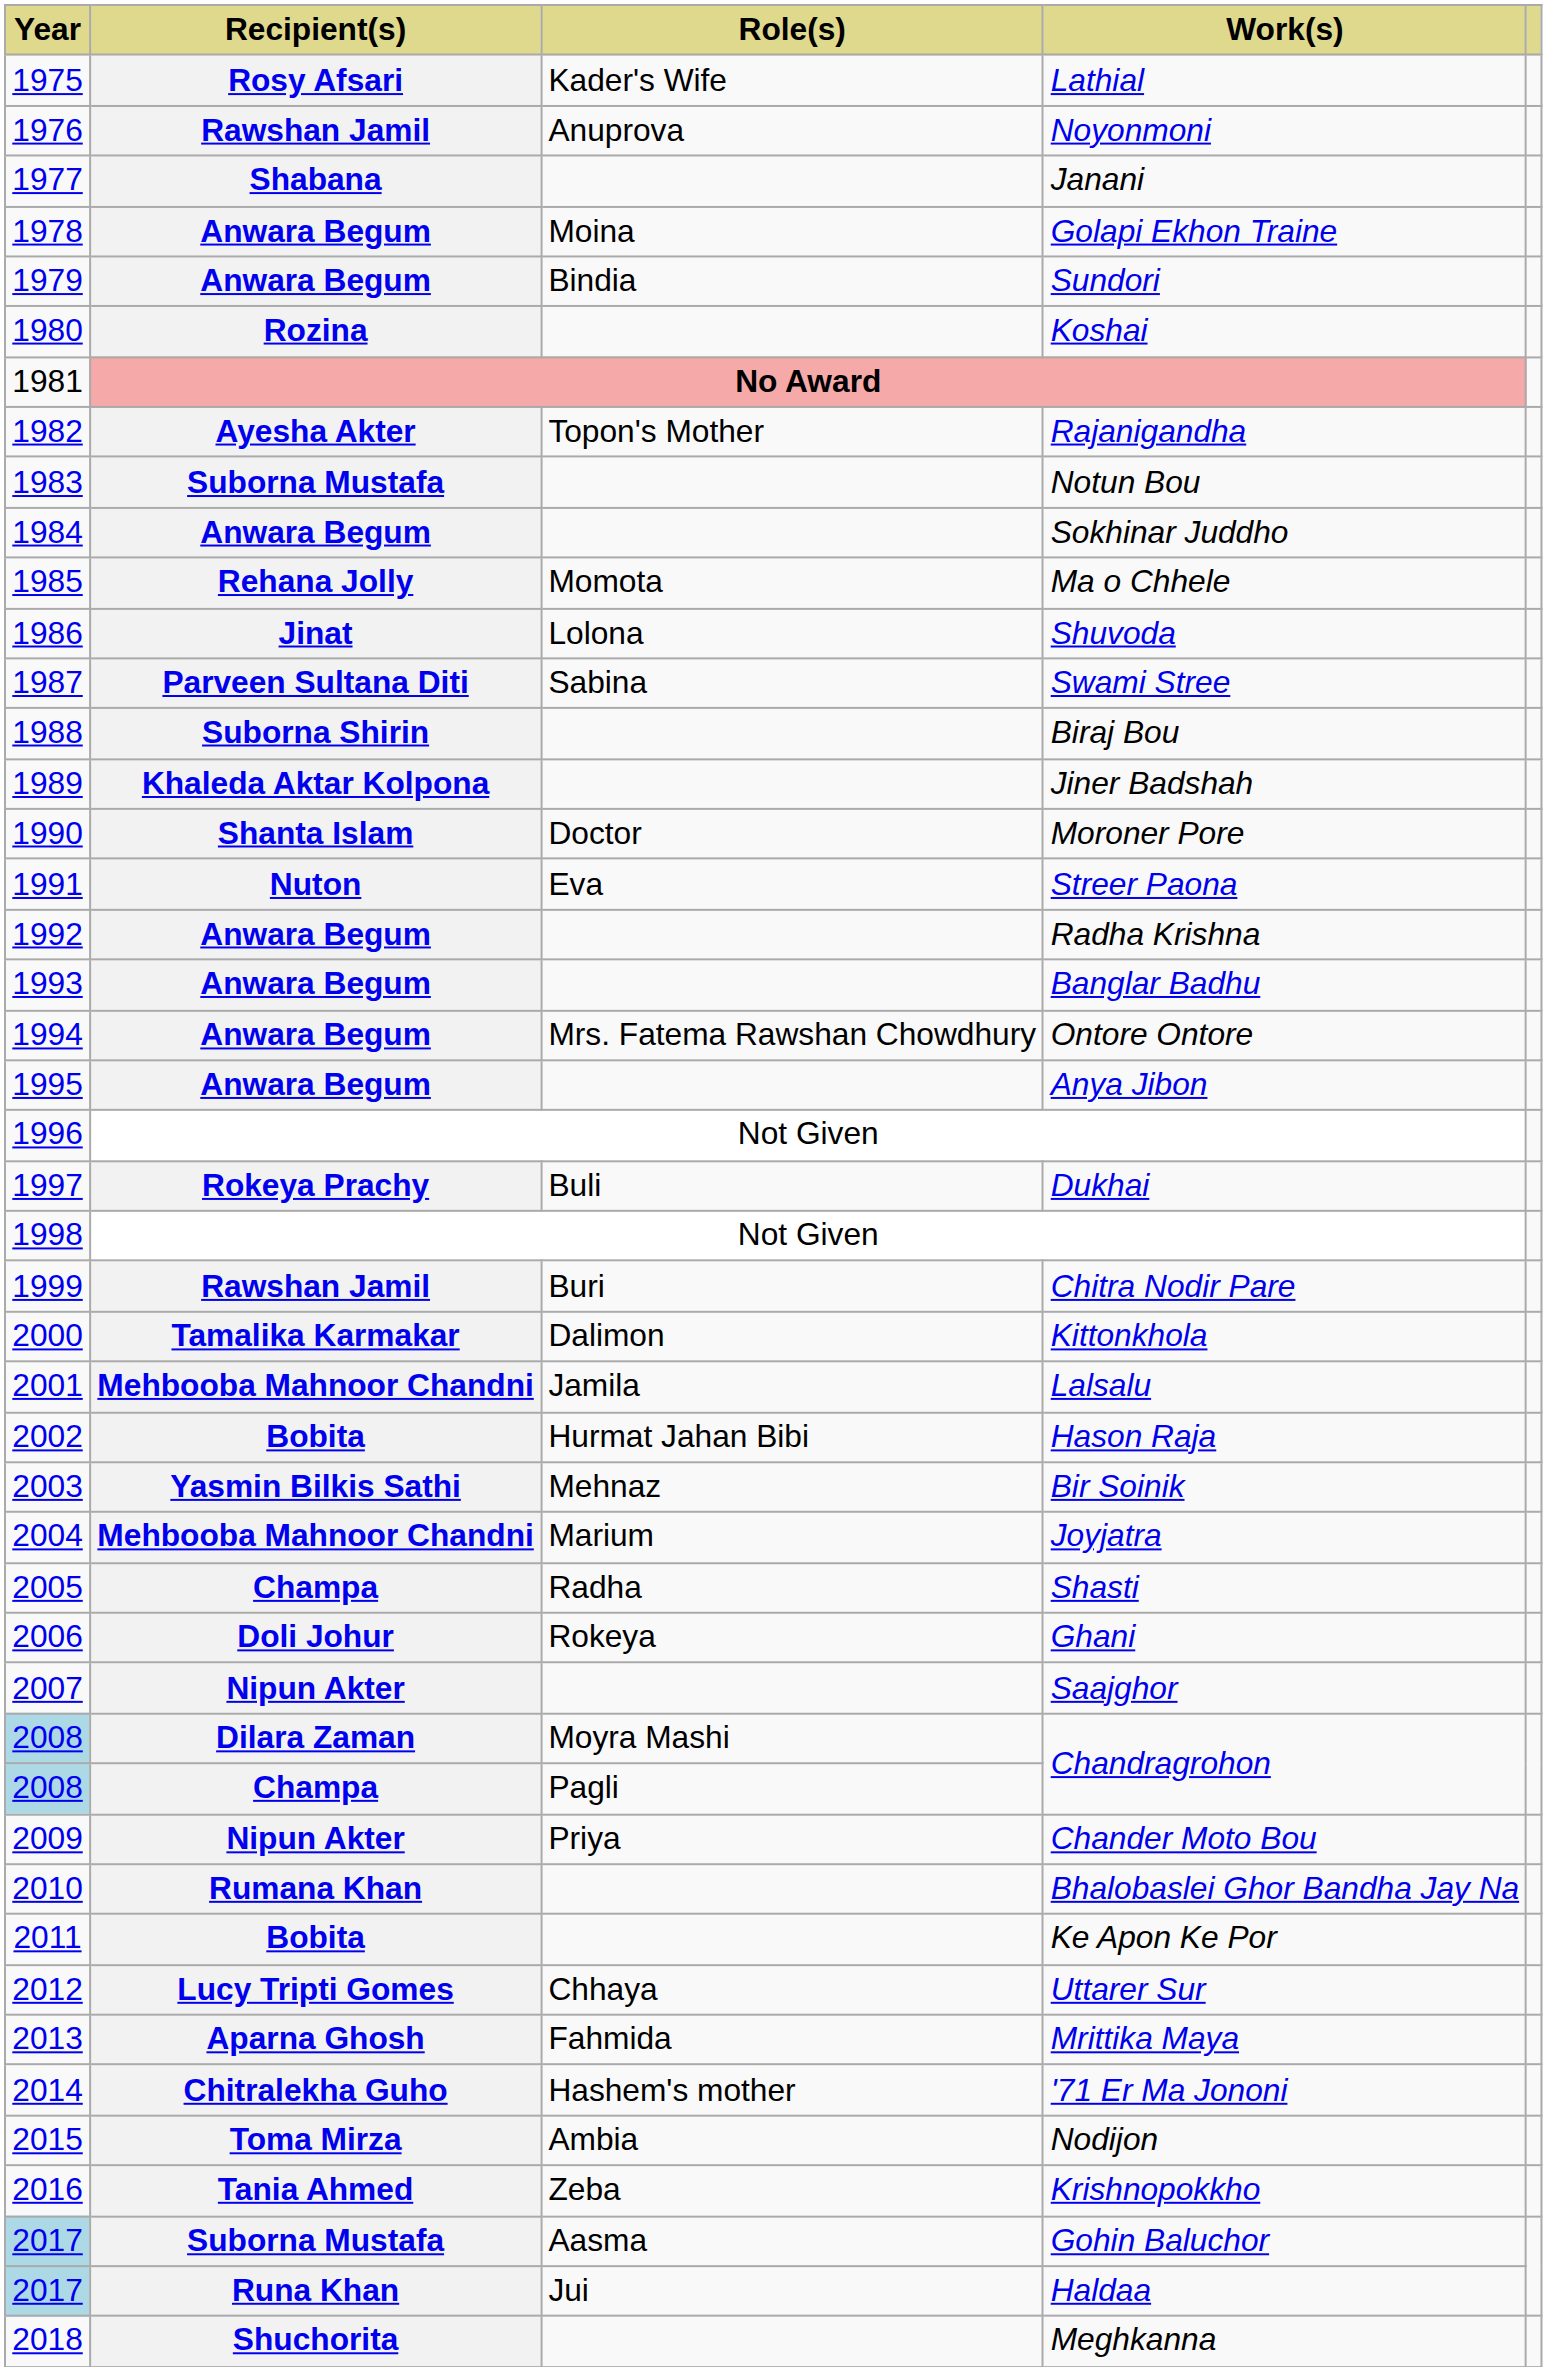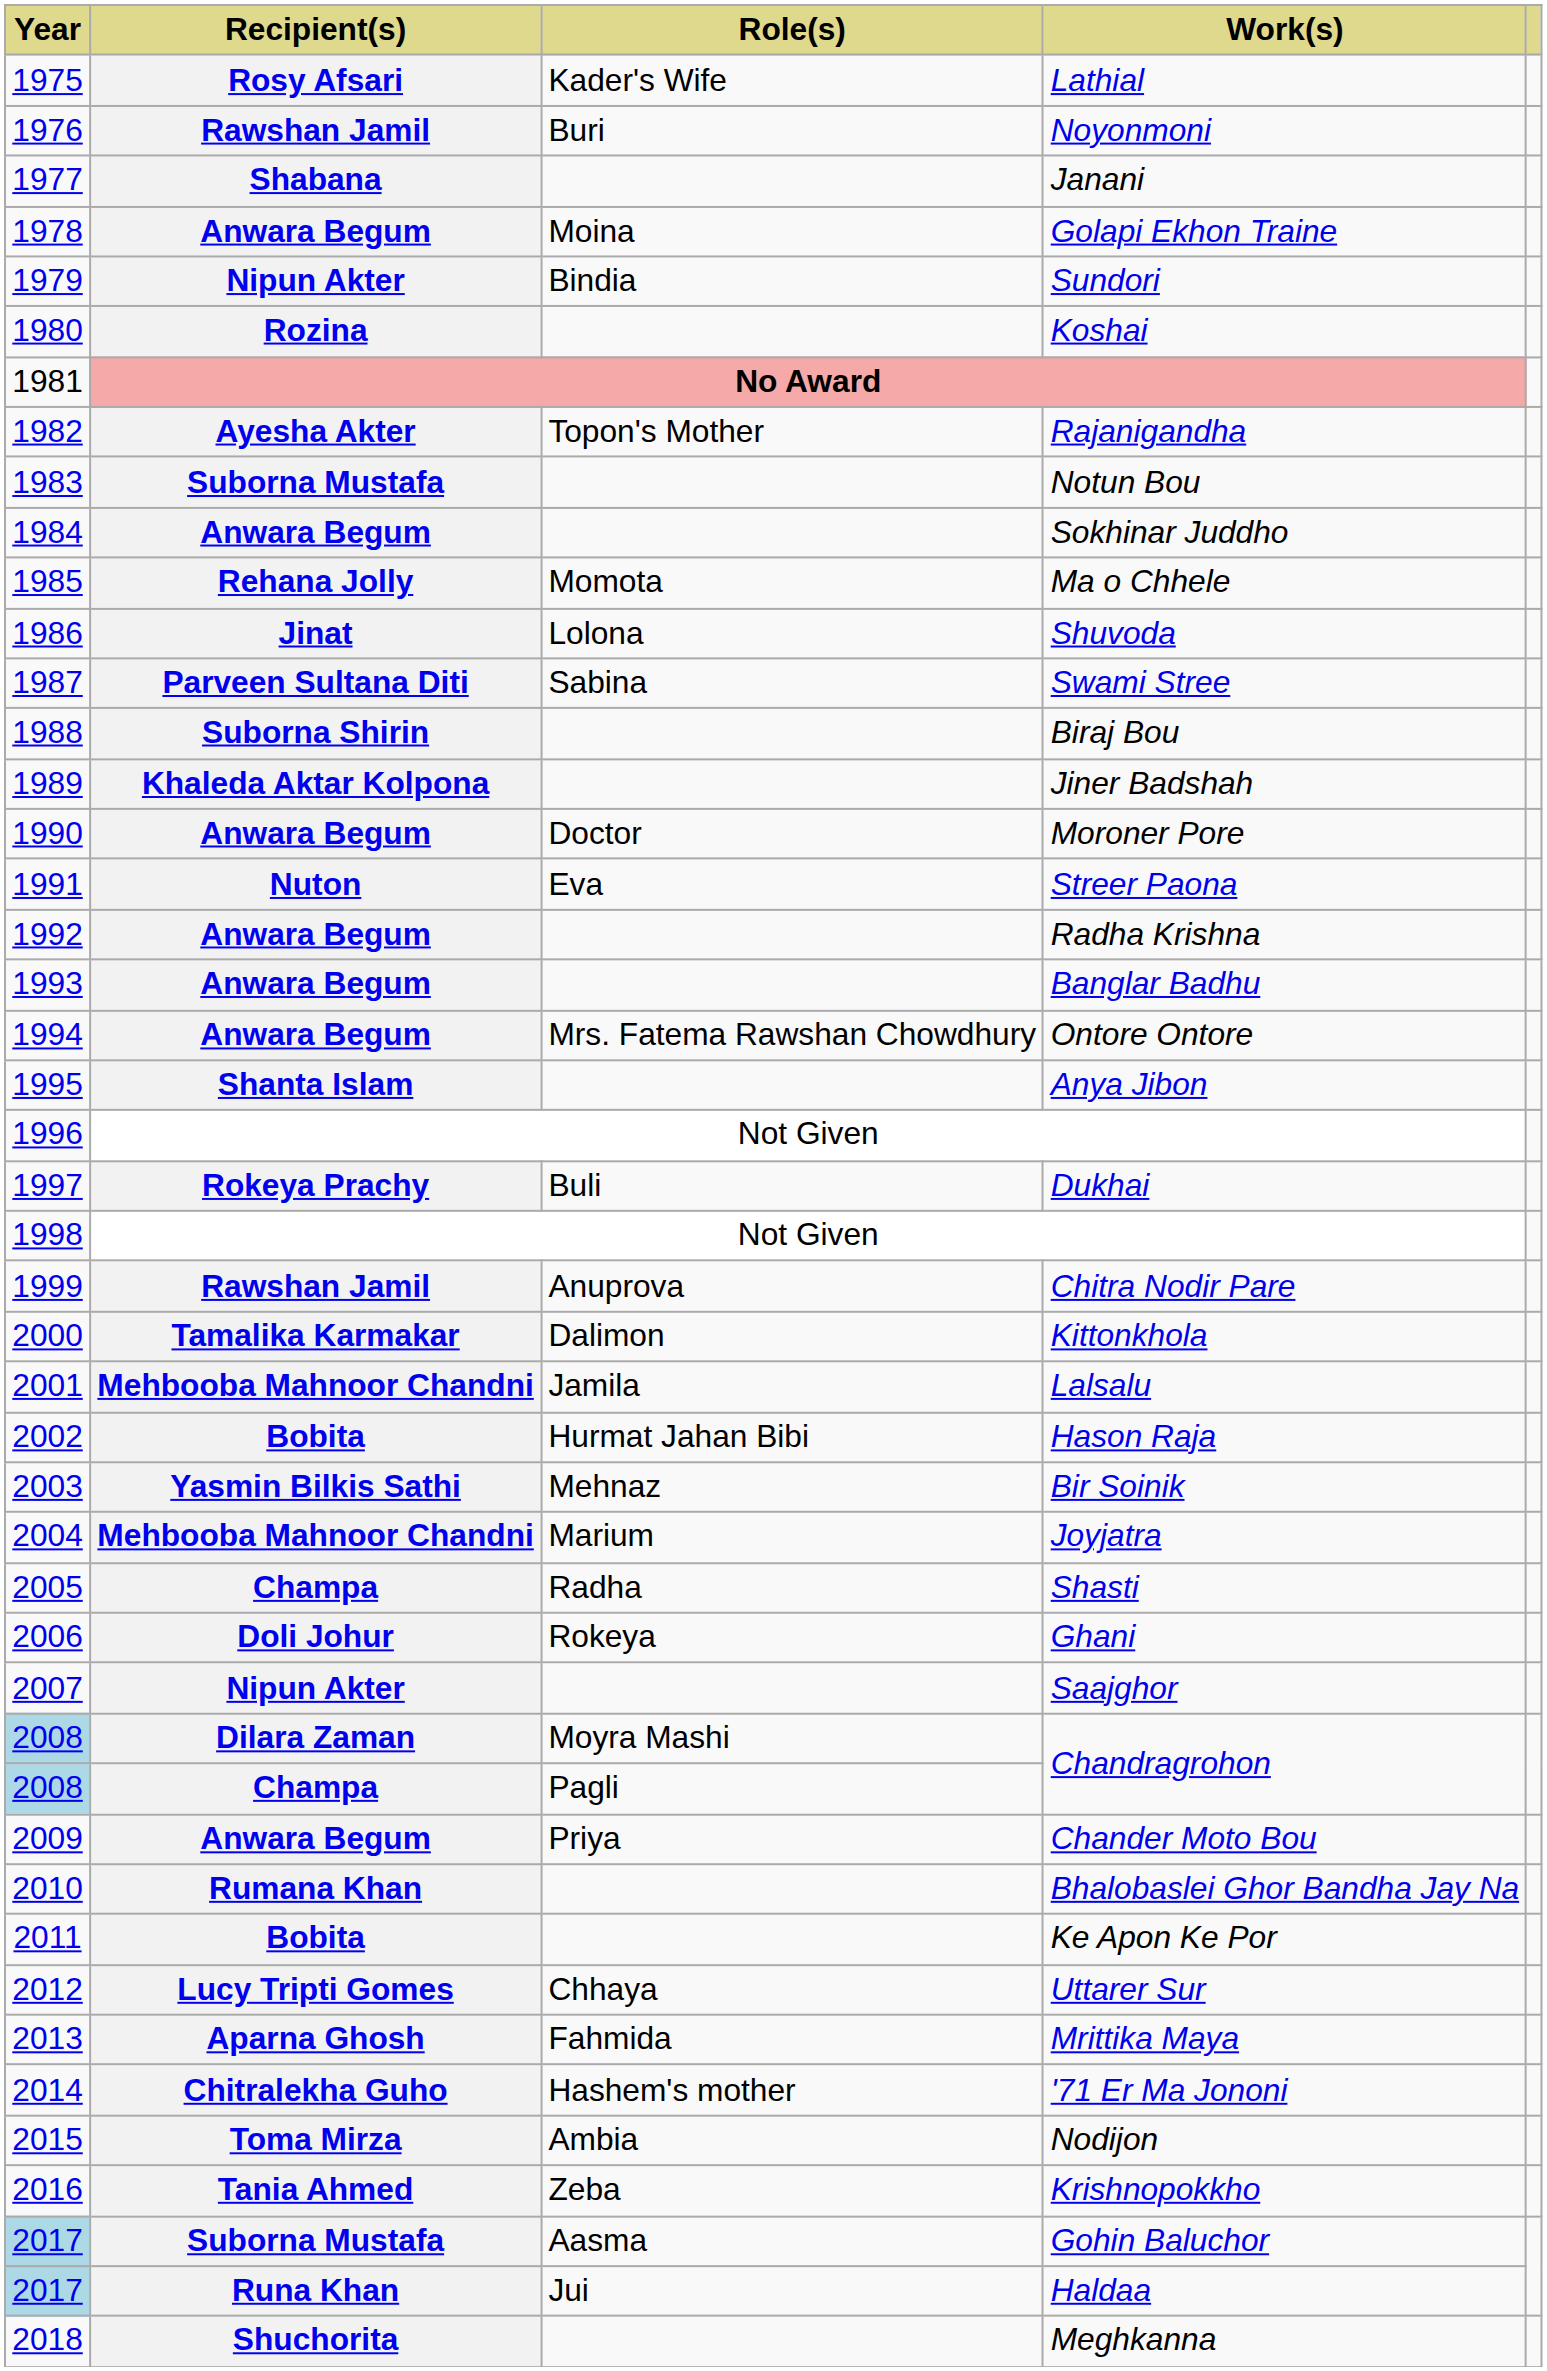(616, 130) Anuprova -> (577, 130) Buri
(316, 280) Anwara Begum -> (316, 280) Nipun Akter
(316, 833) Shanta Islam -> (316, 833) Anwara Begum
(316, 1084) Anwara Begum -> (316, 1084) Shanta Islam
(577, 1285) Buri -> (616, 1285) Anuprova
(316, 1838) Nipun Akter -> (316, 1838) Anwara Begum
